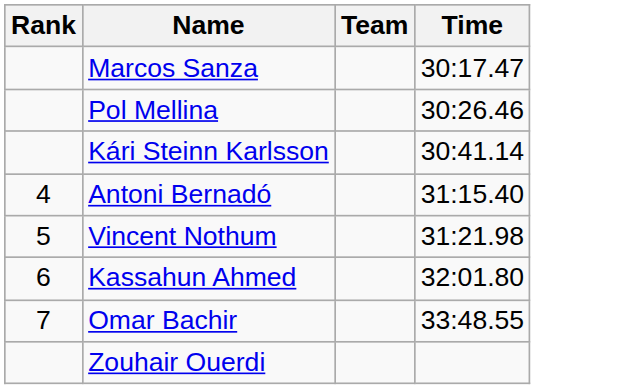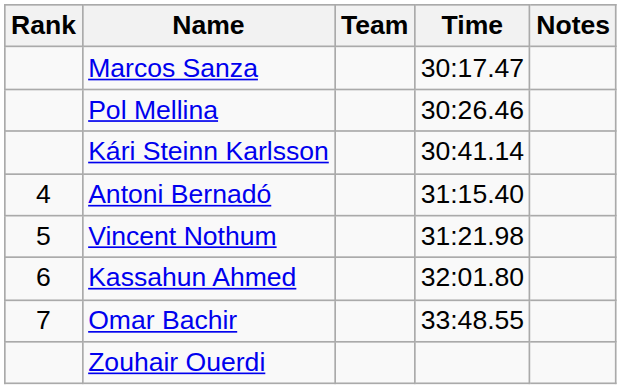+ column: (573, 25)
